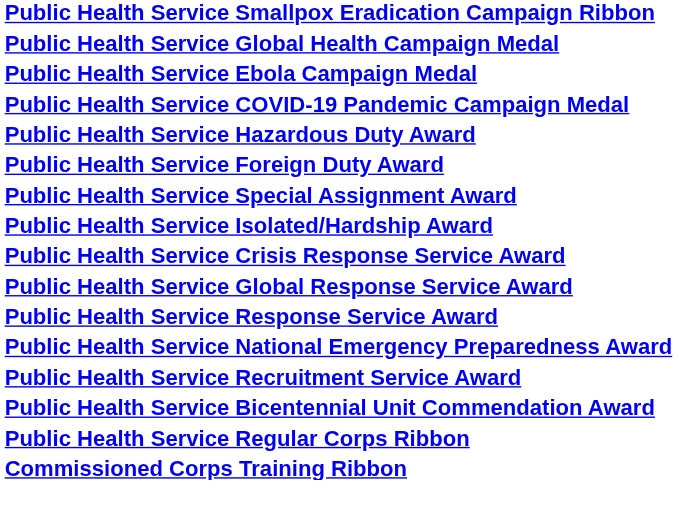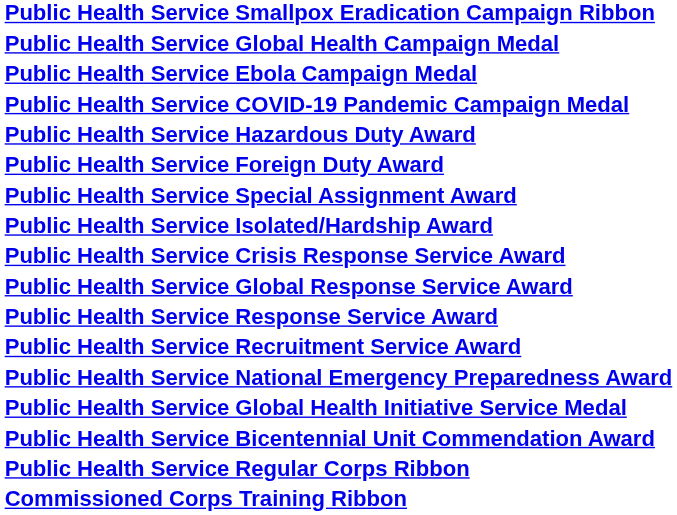rows swapped: (338, 347) <-> (263, 377)
+ row: (316, 408)
